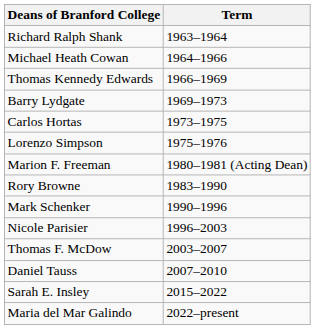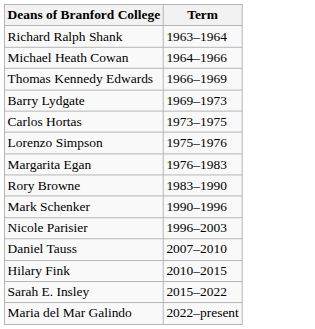+ row: (49, 164)
- row: (59, 164)
- row: (59, 249)
+ row: (39, 270)
